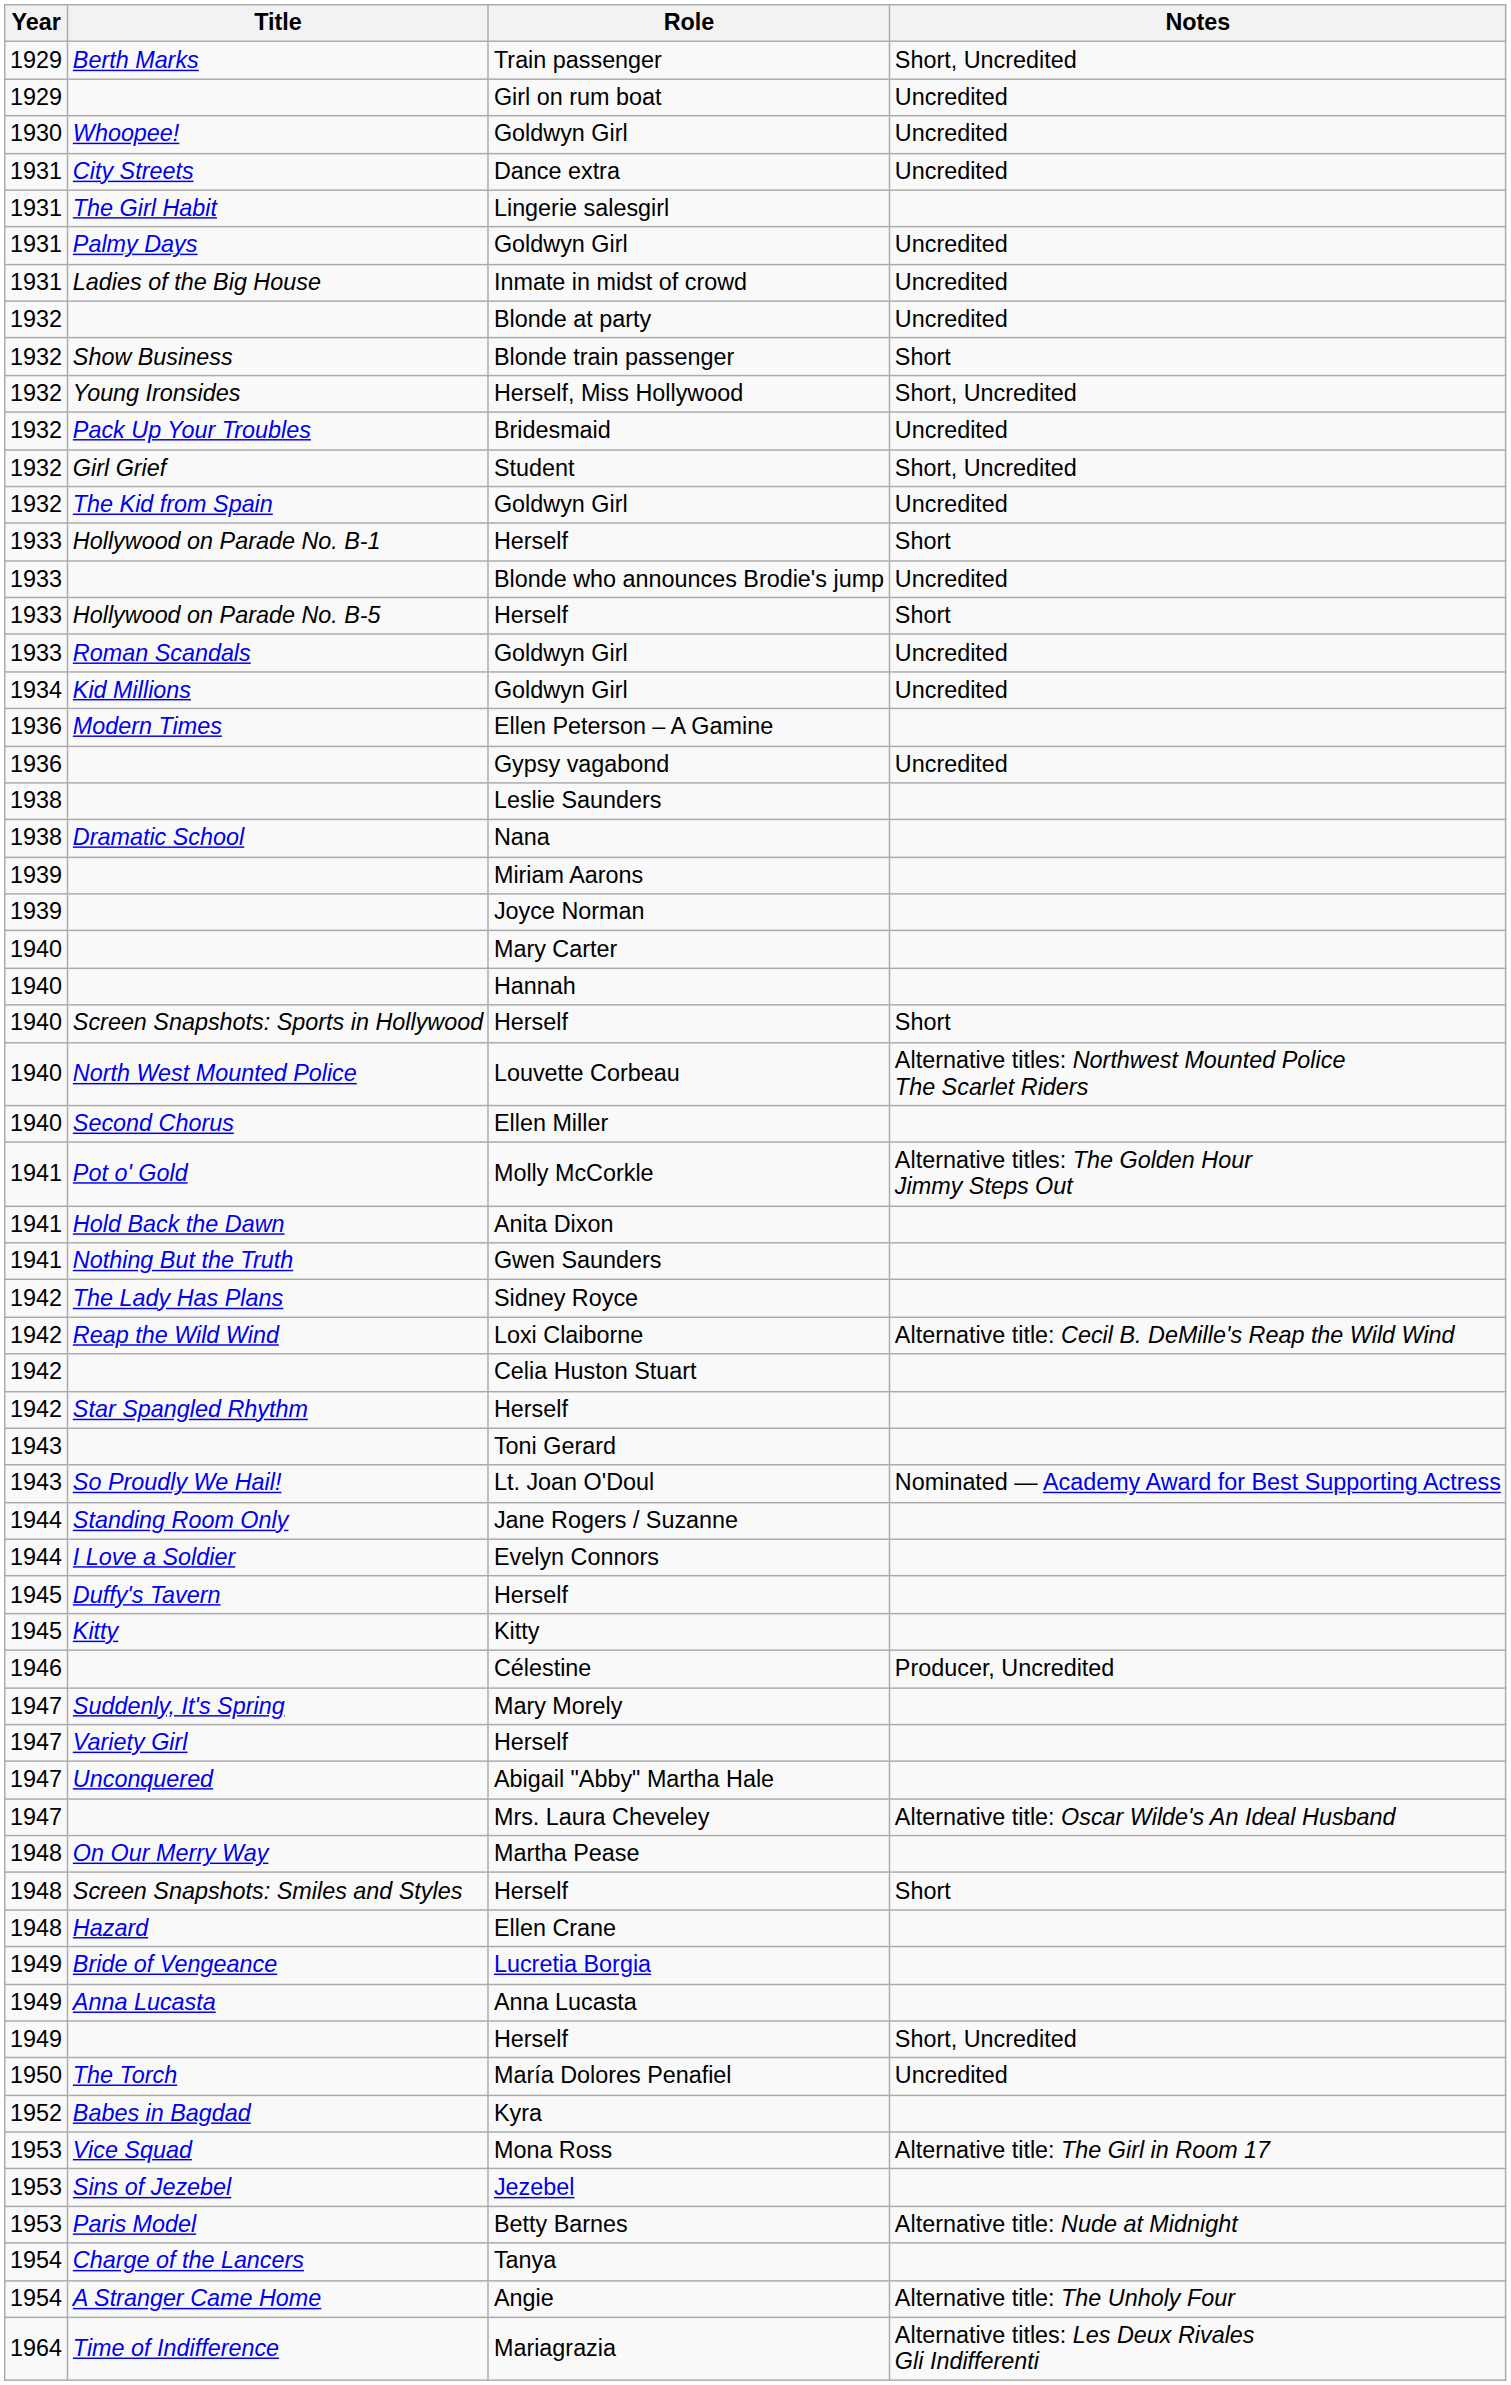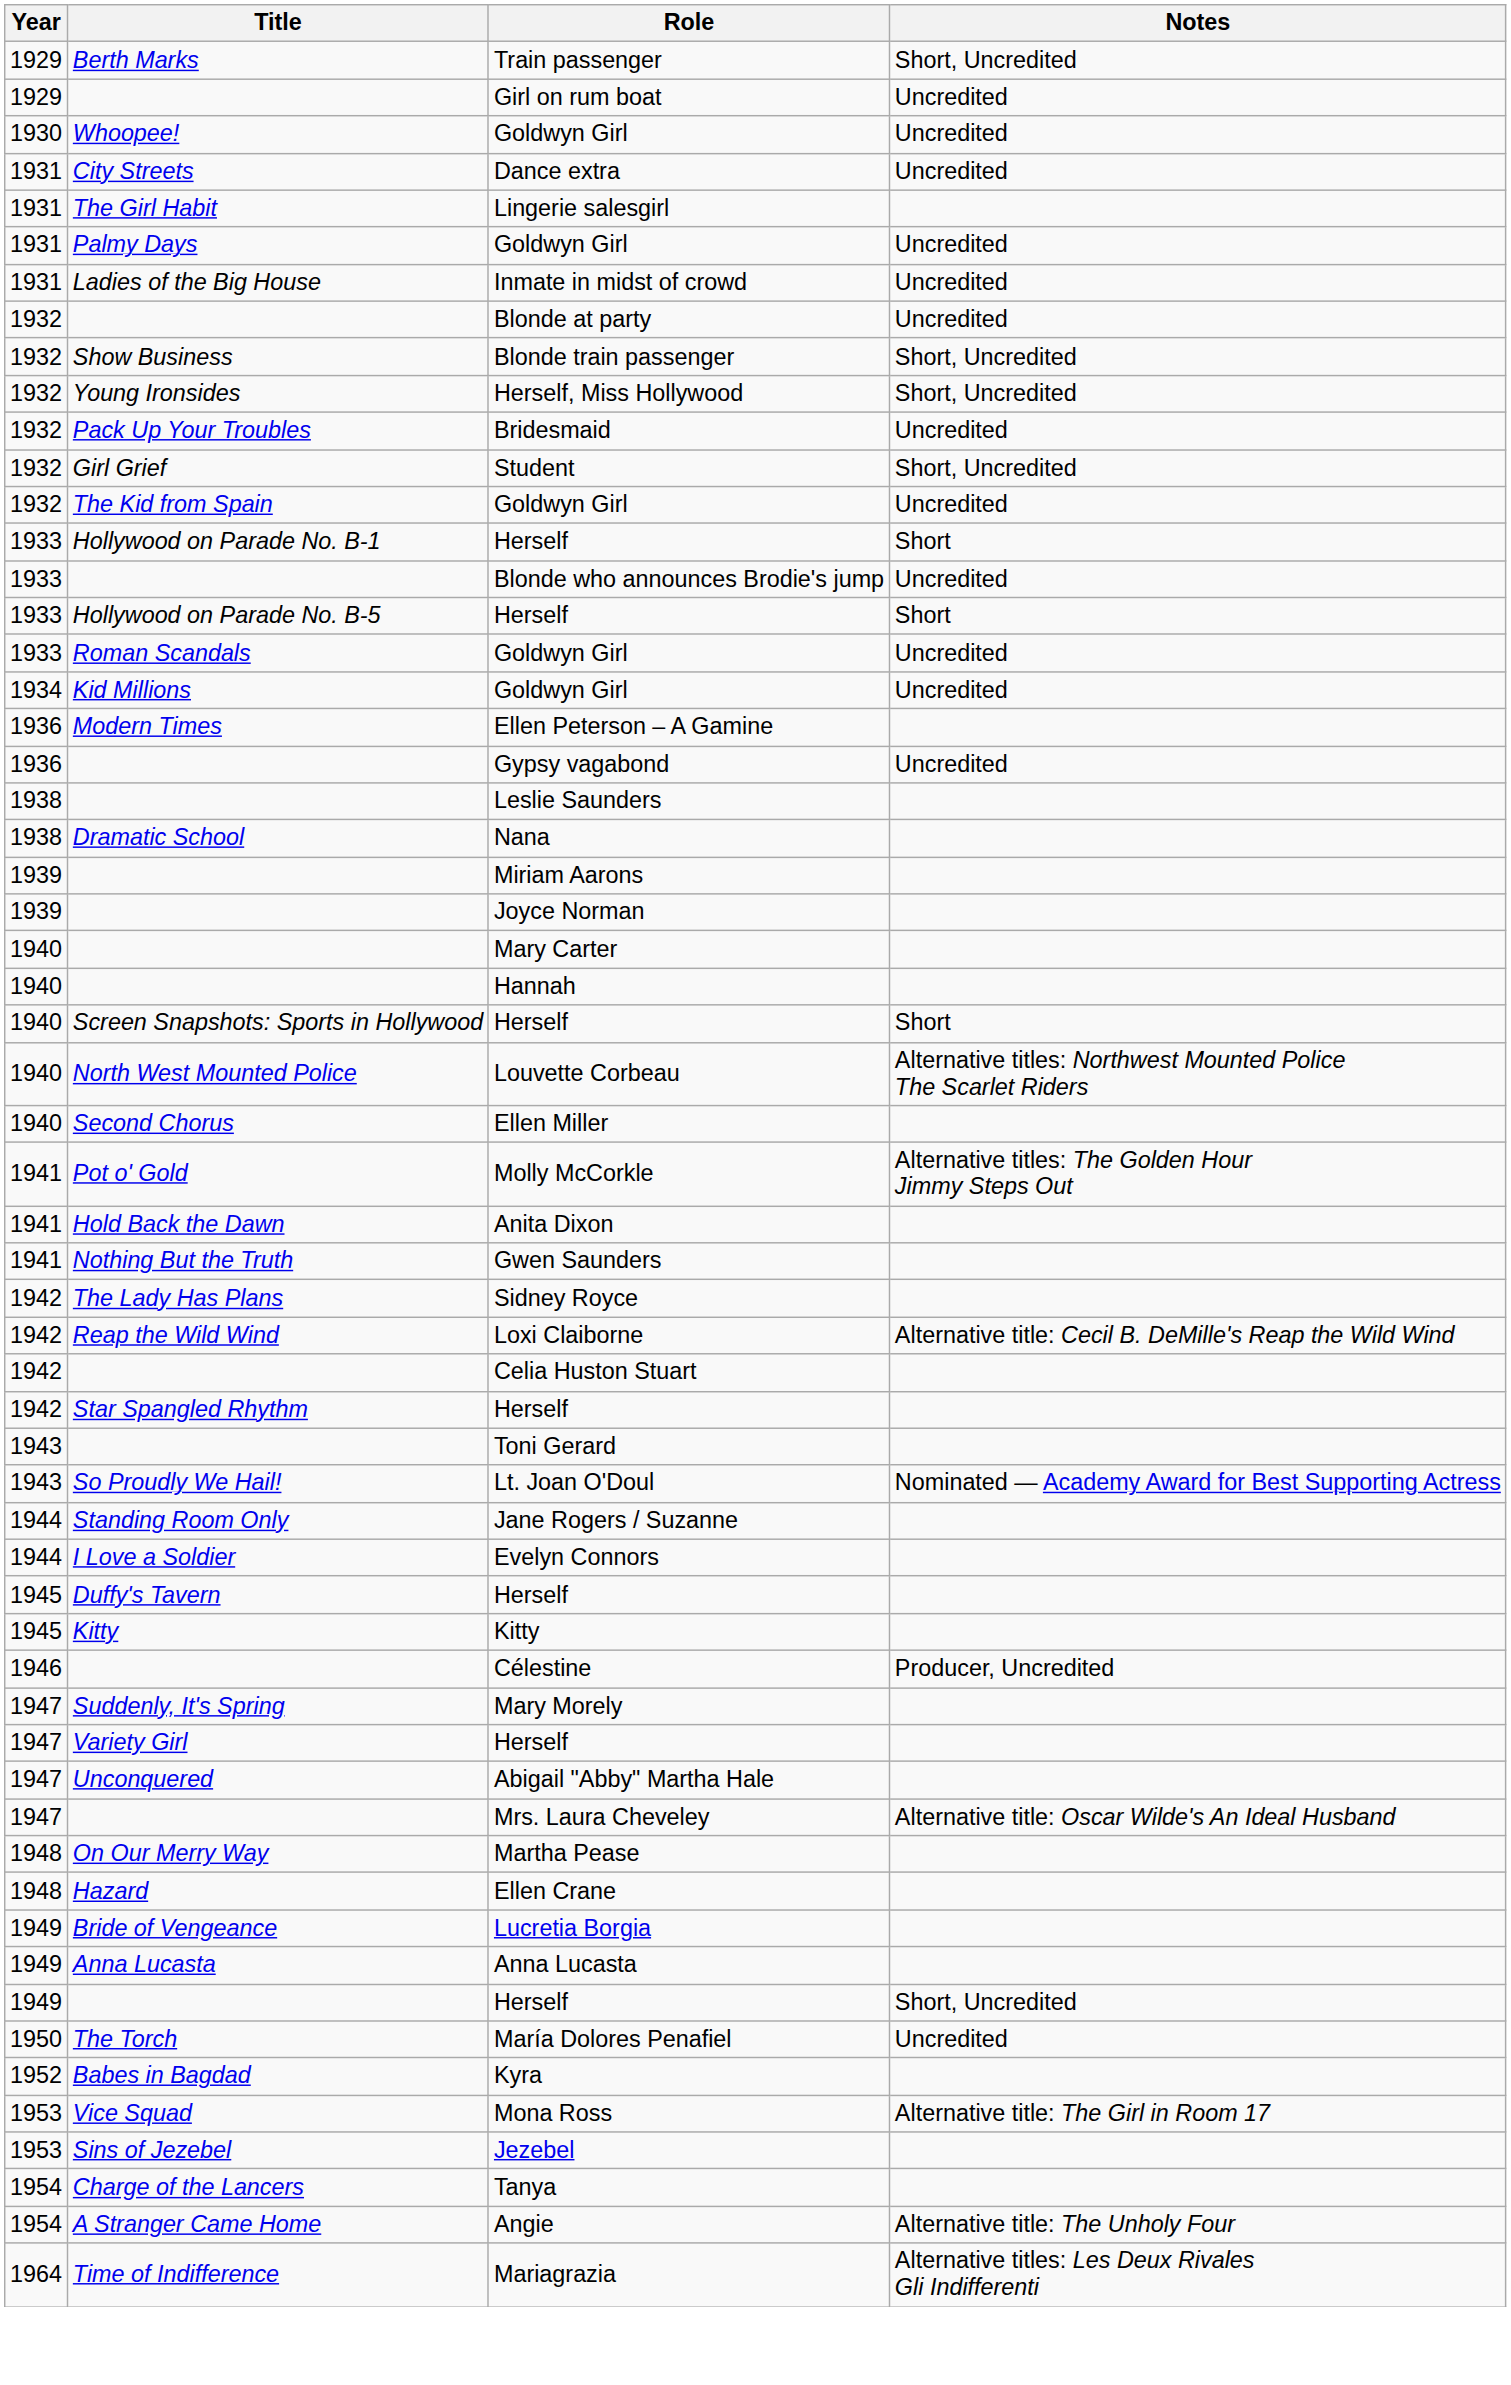(923, 356) Short -> (986, 356) Short, Uncredited
- row: (268, 1890)
- row: (135, 2224)
